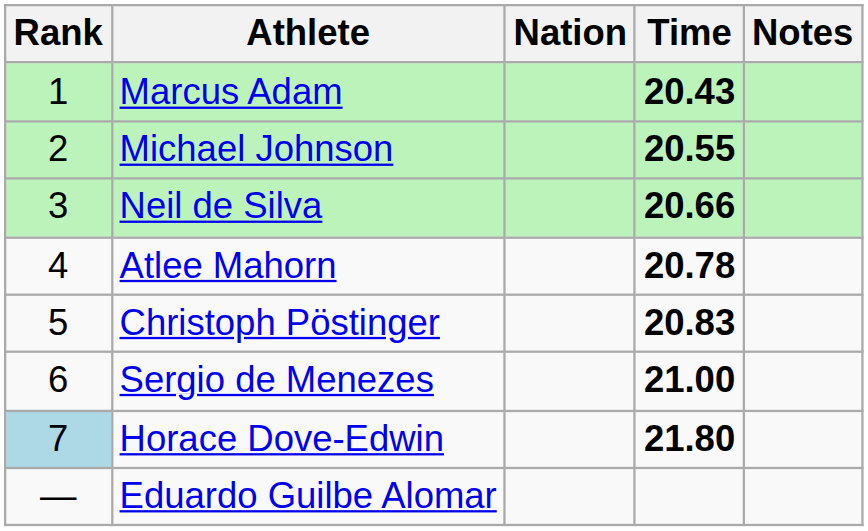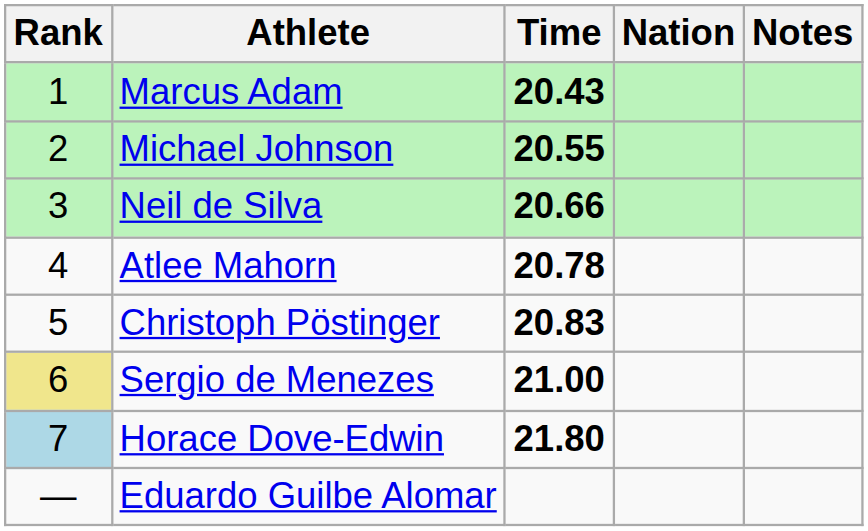columns swapped: (570, 33) <-> (690, 33)
(58, 380) no background -> (58, 380) khaki background
